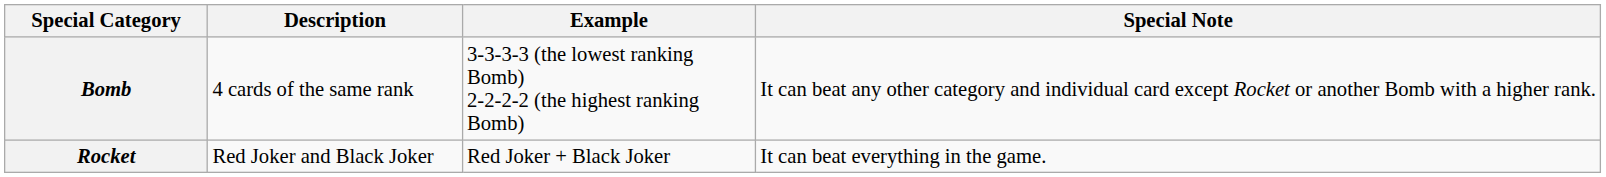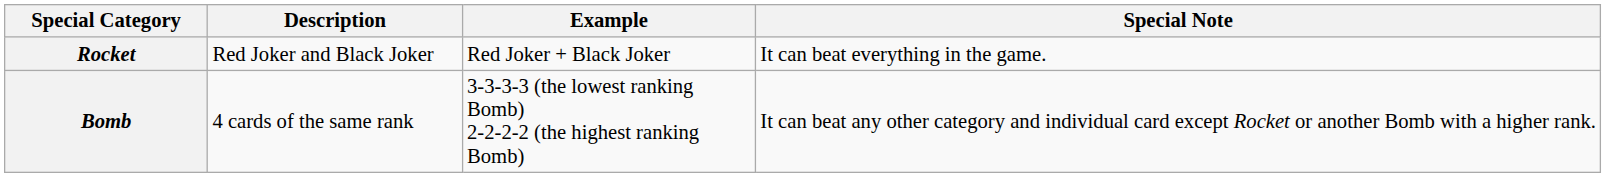rows swapped: (106, 155) <-> (106, 88)
